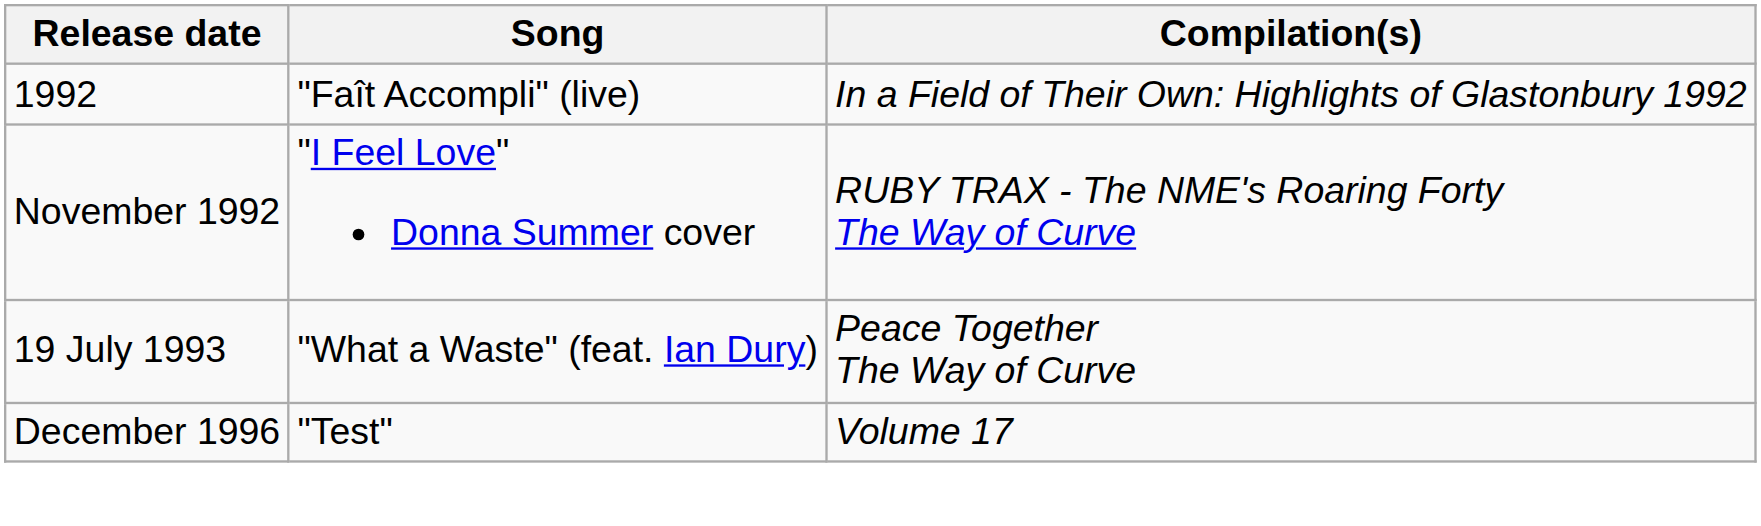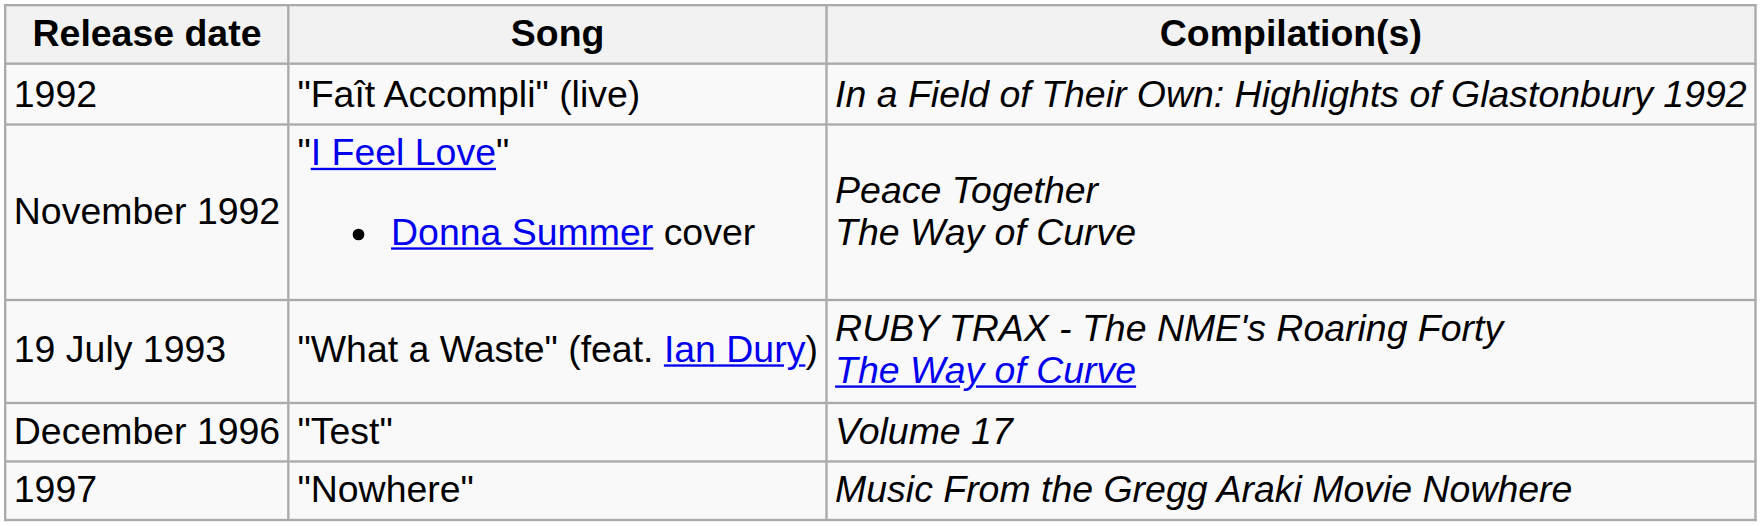(1169, 211) RUBY TRAX - The NME's Roaring Forty The Way of Curve -> (986, 211) Peace Together The Way of Curve
(986, 350) Peace Together The Way of Curve -> (1169, 350) RUBY TRAX - The NME's Roaring Forty The Way of Curve
+ row: (55, 490)
